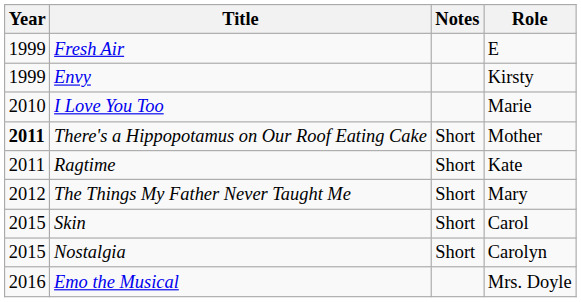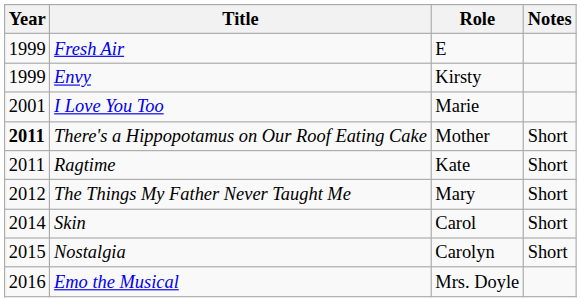columns swapped: (530, 19) <-> (457, 19)
(27, 106) 2010 -> (27, 106) 2001
(27, 223) 2015 -> (27, 223) 2014
